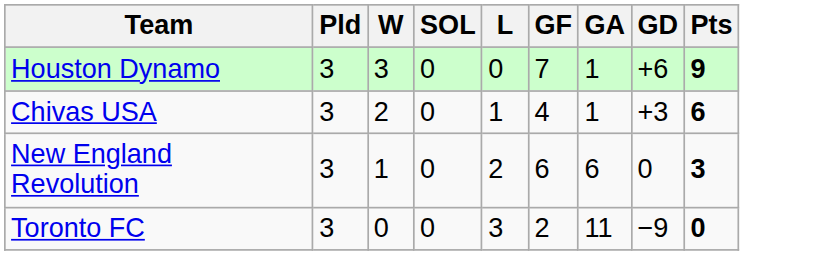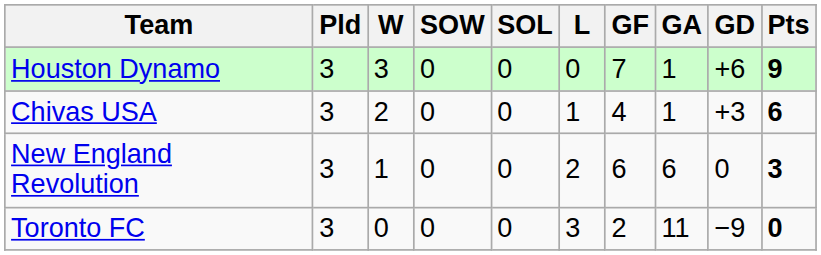+ column: (452, 25)
